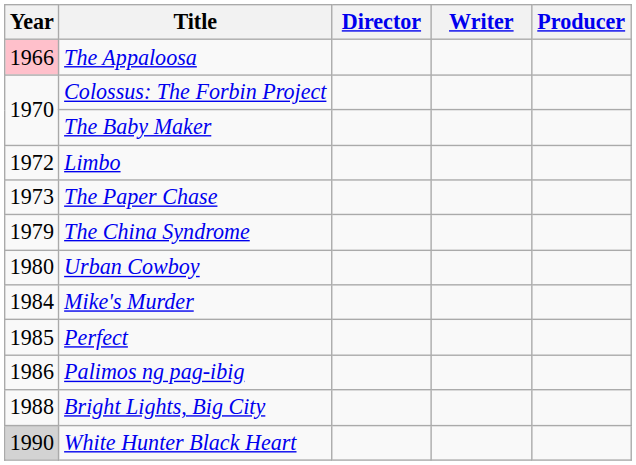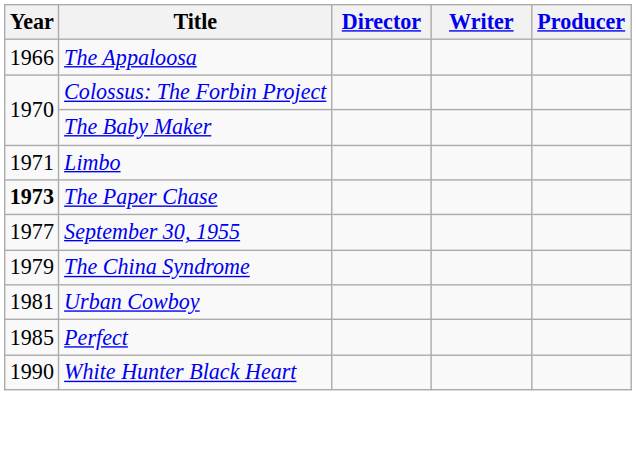(32, 57) pink background -> (32, 57) no background
(32, 162) 1972 -> (32, 162) 1971
(32, 197) normal -> (32, 197) bold
+ row: (152, 232)
(32, 267) 1980 -> (32, 302) 1981
- row: (129, 302)
- row: (154, 372)
- row: (165, 407)
(32, 442) lightgrey background -> (32, 372) no background
